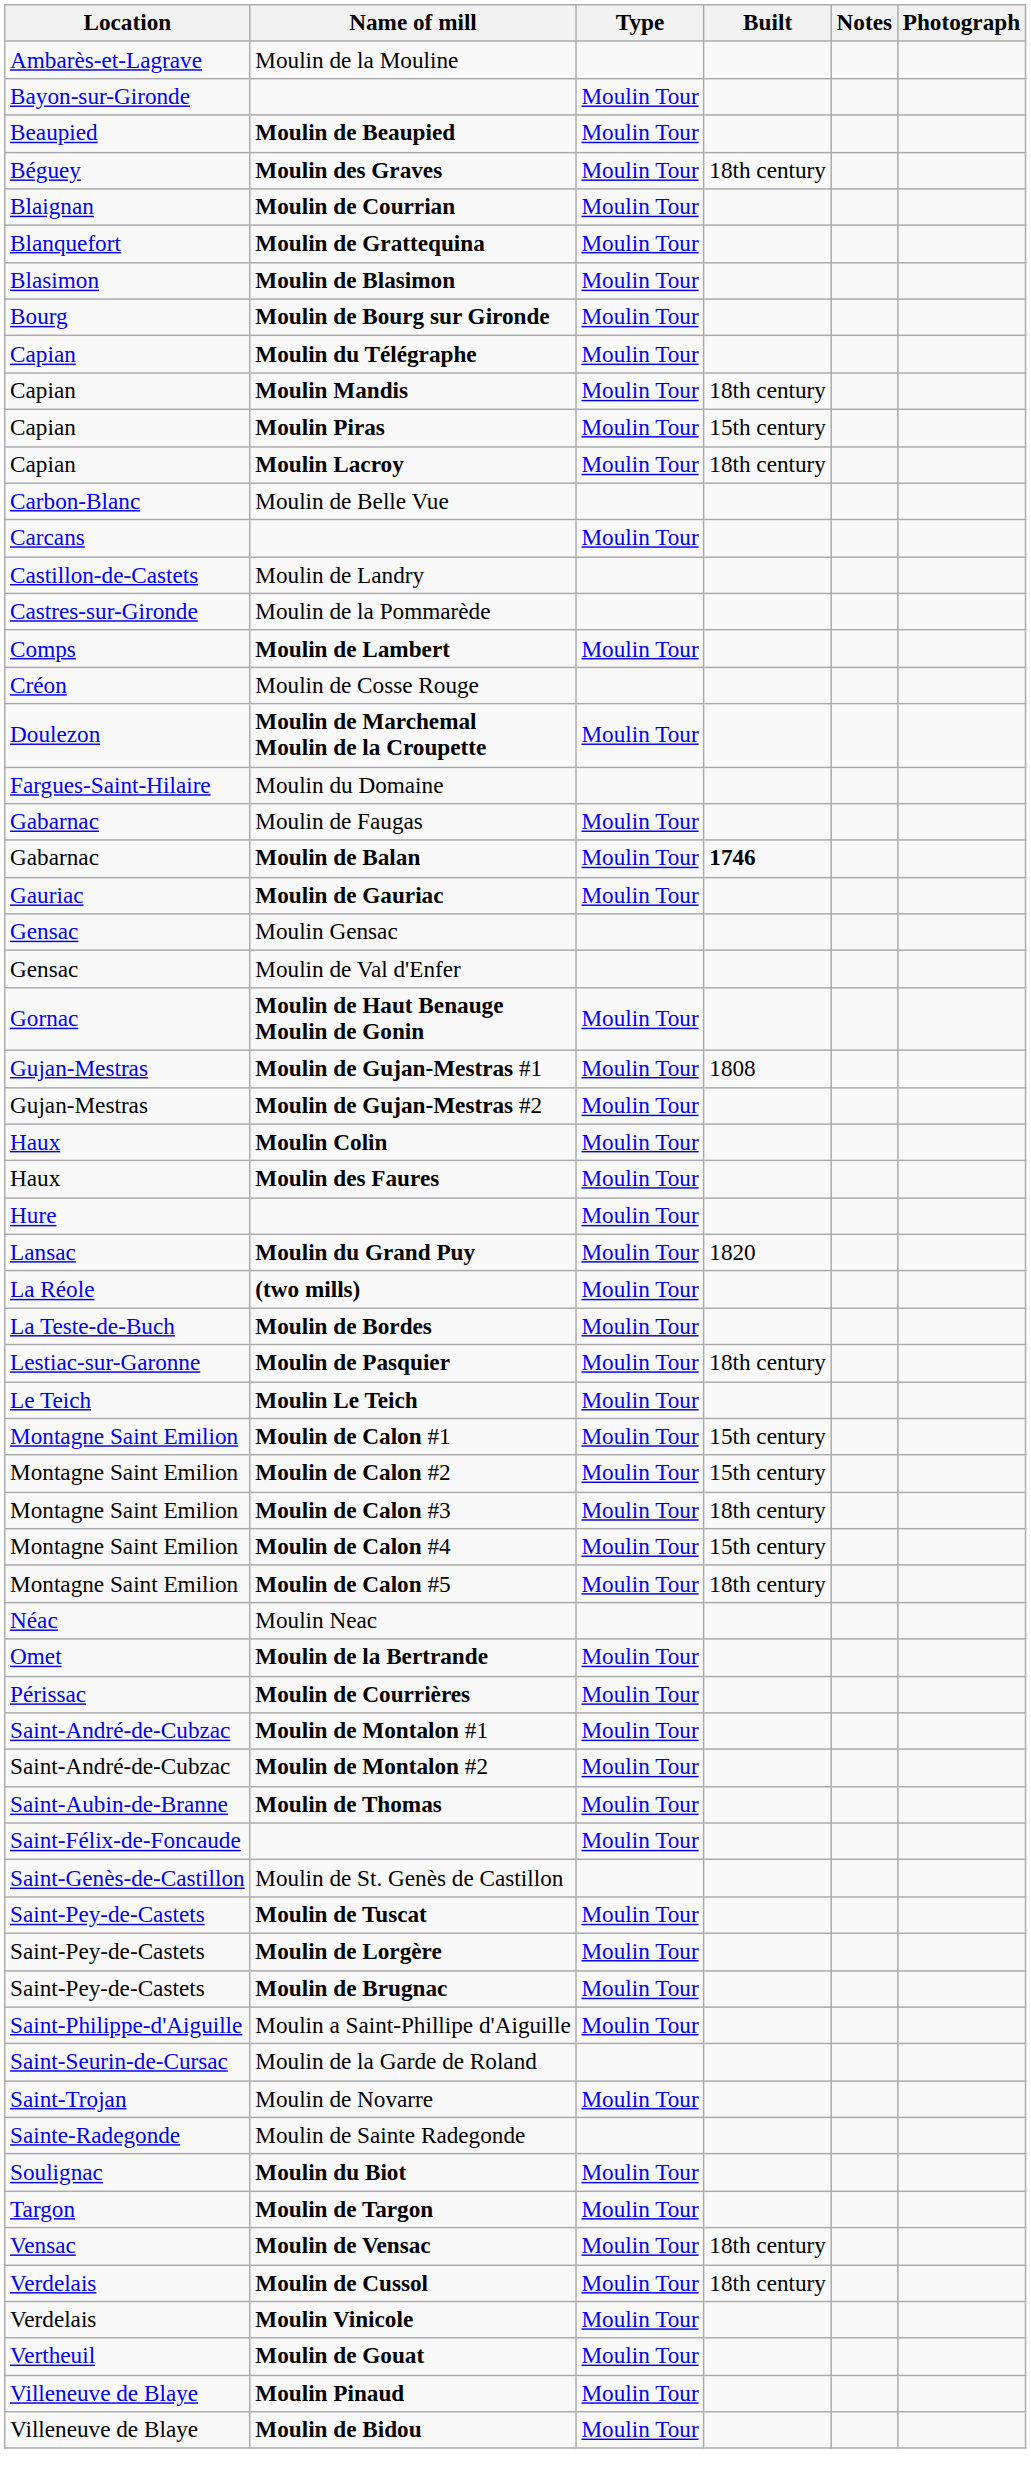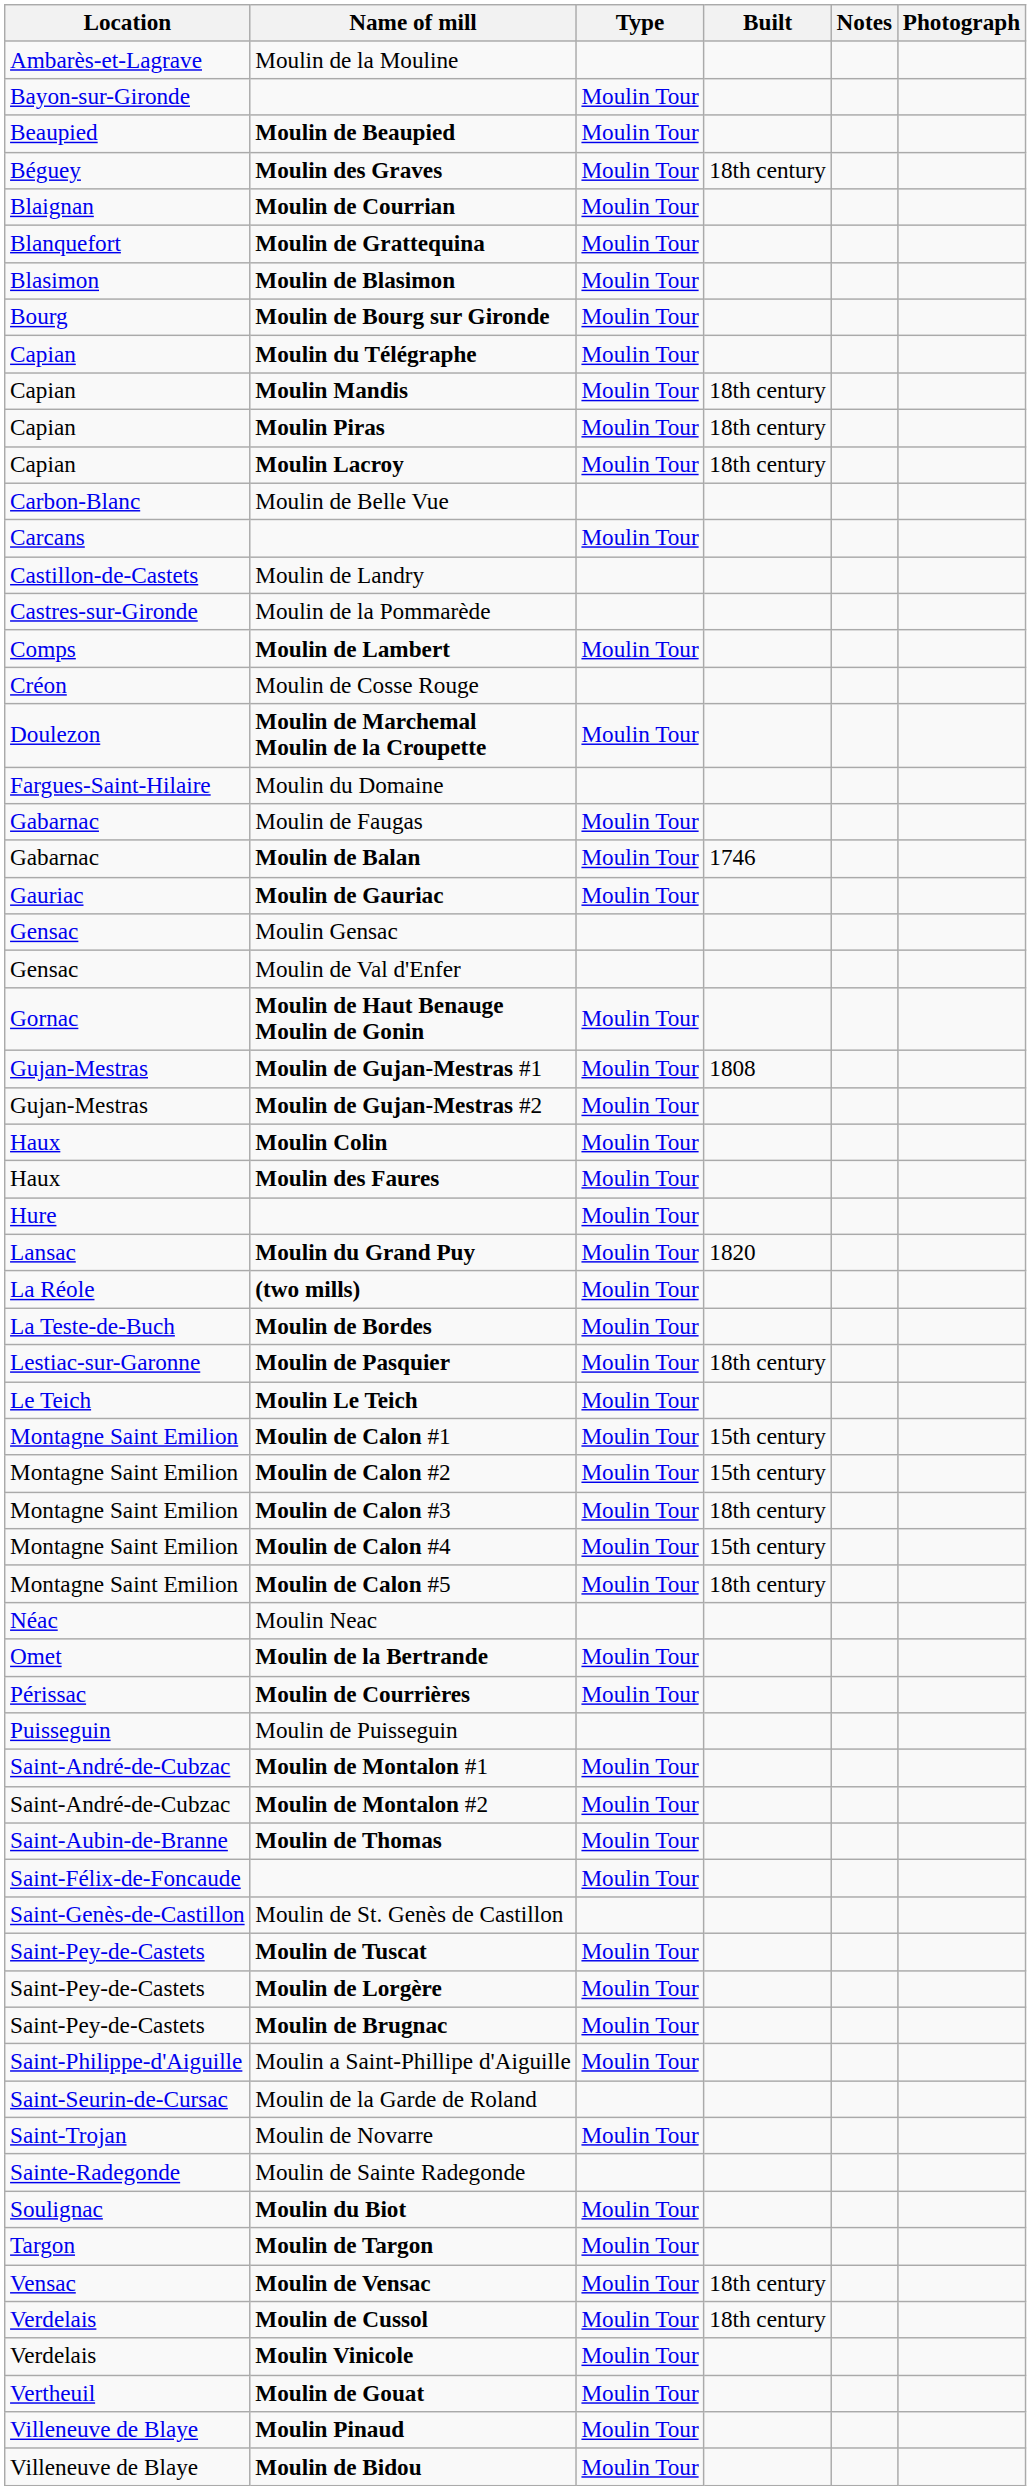(768, 427) 15th century -> (768, 427) 18th century
(733, 858) bold -> (733, 858) normal
+ row: (60, 1730)
